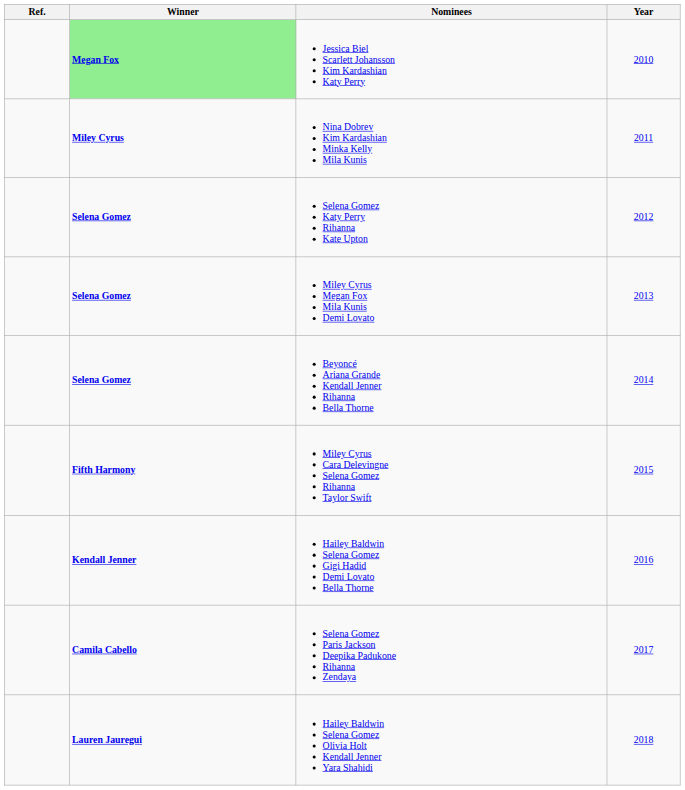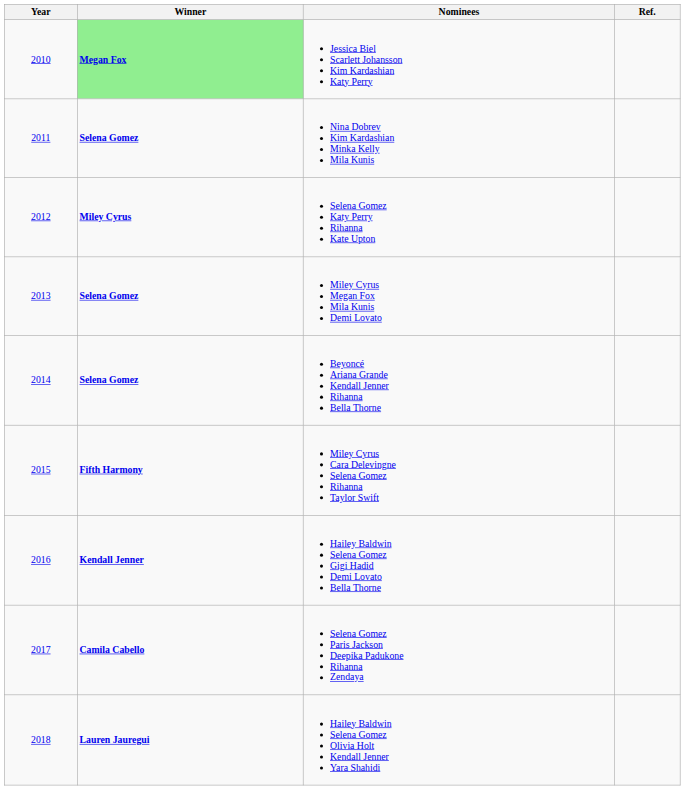columns swapped: (644, 12) <-> (37, 12)
(98, 138) Miley Cyrus -> (109, 138) Selena Gomez
(102, 217) Selena Gomez -> (105, 217) Miley Cyrus
